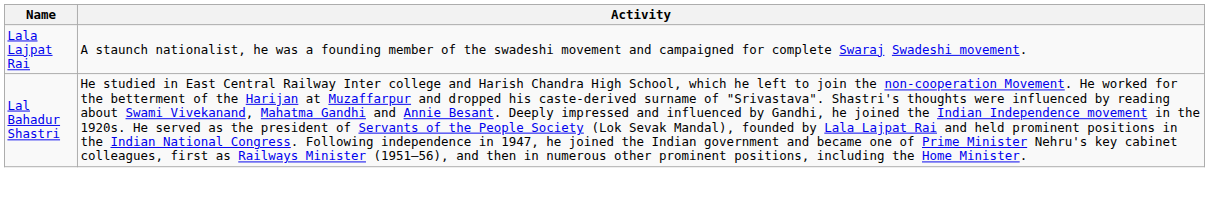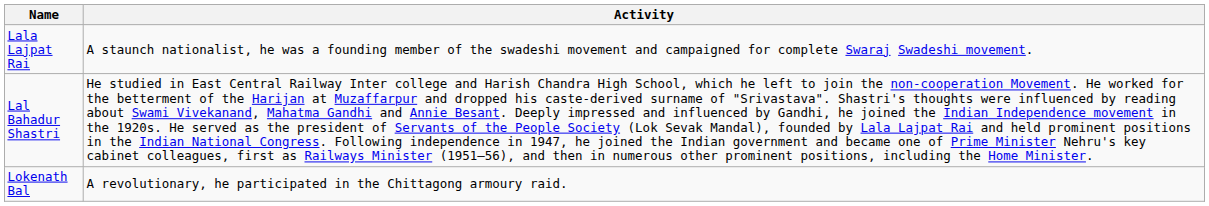+ row: (38, 184)
